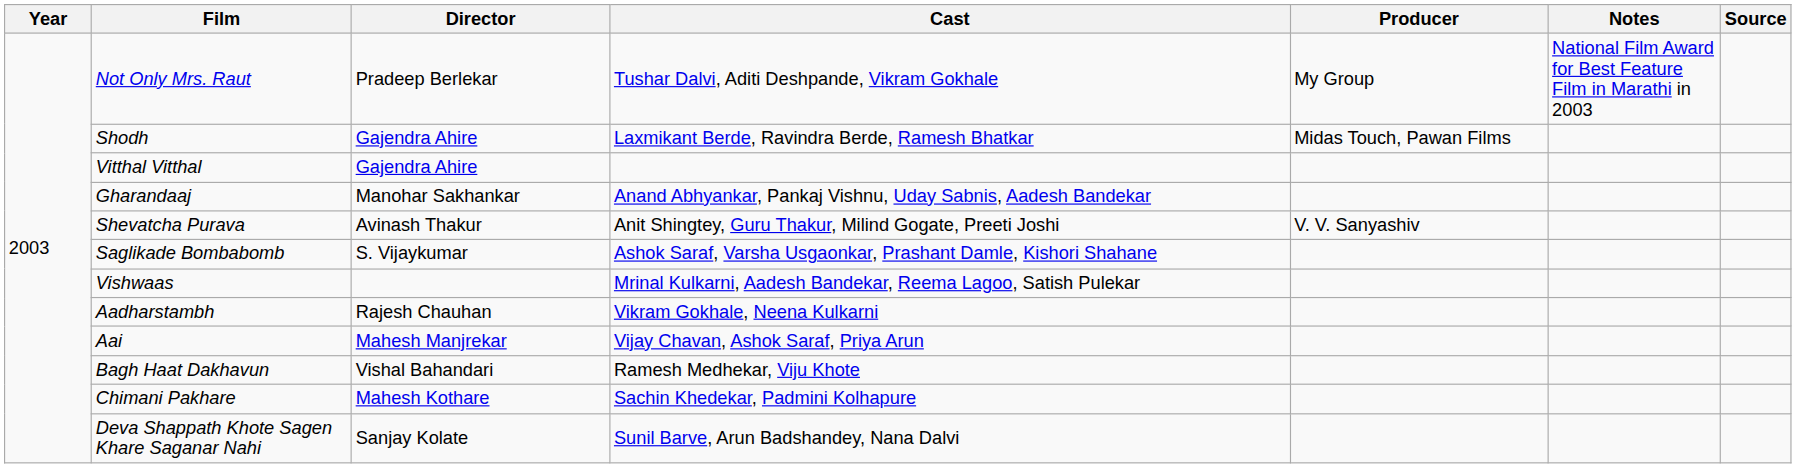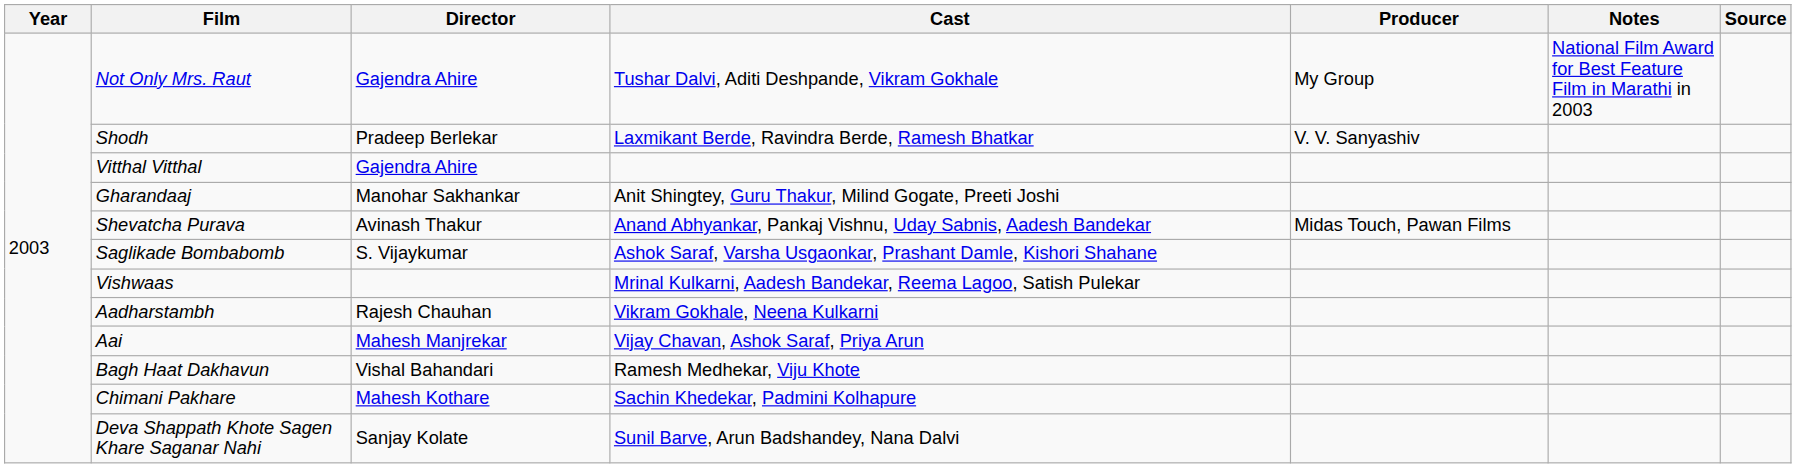(427, 78) Pradeep Berlekar -> (417, 78) Gajendra Ahire
(417, 138) Gajendra Ahire -> (427, 138) Pradeep Berlekar
(1402, 138) Midas Touch, Pawan Films -> (1357, 138) V. V. Sanyashiv
(882, 196) Anand Abhyankar, Pankaj Vishnu, Uday Sabnis, Aadesh Bandekar -> (837, 196) Anit Shingtey, Guru Thakur, Milind Gogate, Preeti Joshi
(837, 225) Anit Shingtey, Guru Thakur, Milind Gogate, Preeti Joshi -> (882, 225) Anand Abhyankar, Pankaj Vishnu, Uday Sabnis, Aadesh Bandekar
(1357, 225) V. V. Sanyashiv -> (1402, 225) Midas Touch, Pawan Films
